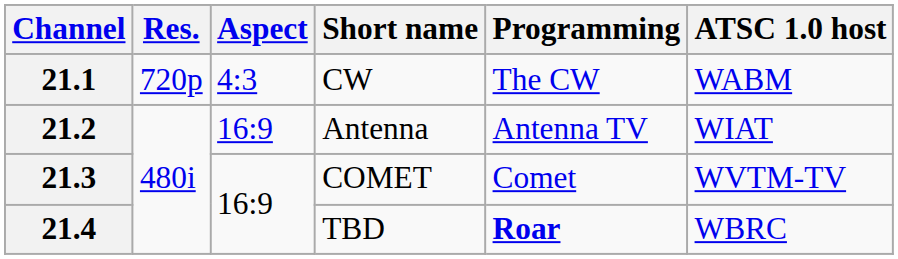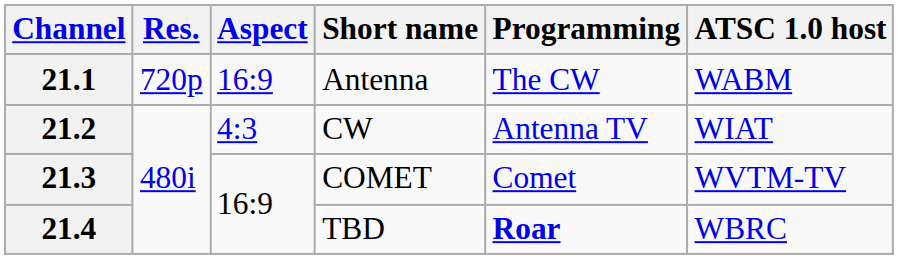(237, 79) 4:3 -> (245, 79) 16:9
(347, 79) CW -> (375, 79) Antenna
(245, 128) 16:9 -> (237, 128) 4:3
(375, 128) Antenna -> (347, 128) CW
